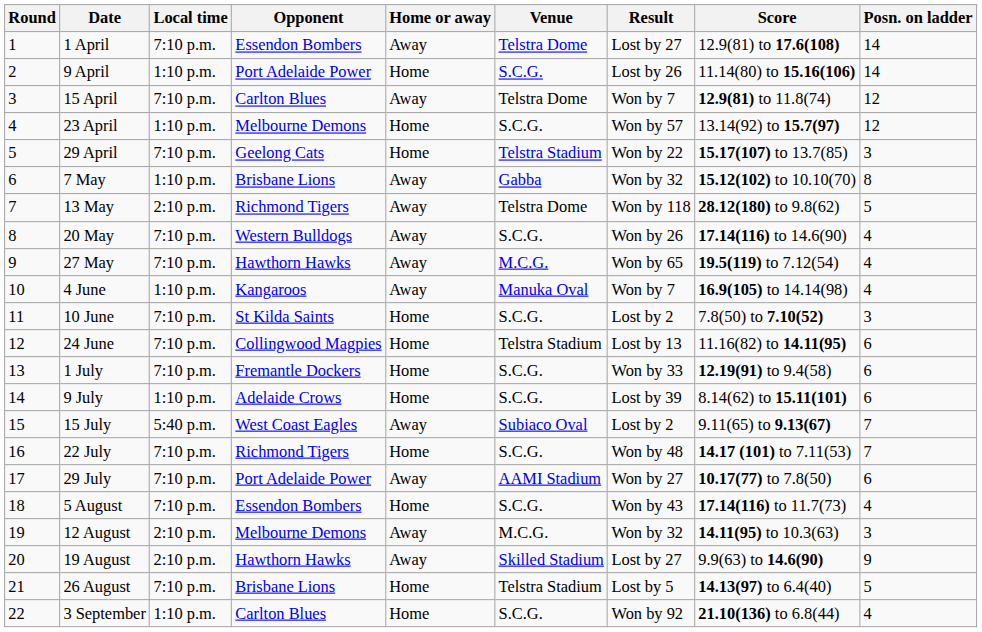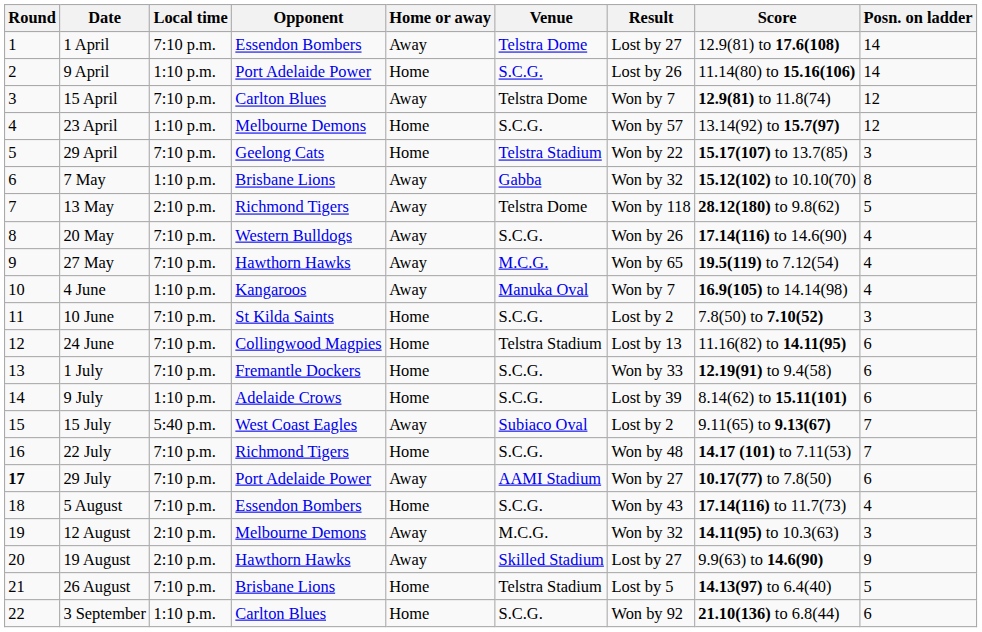(17, 478) normal -> (17, 478) bold
(868, 613) 4 -> (868, 613) 6
